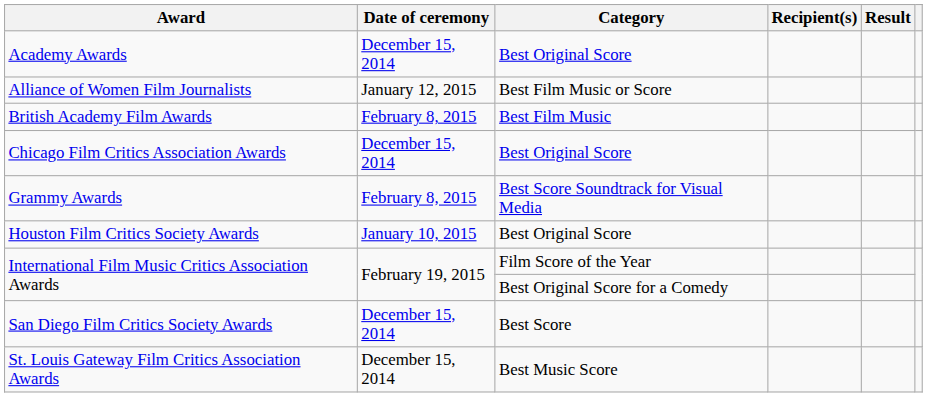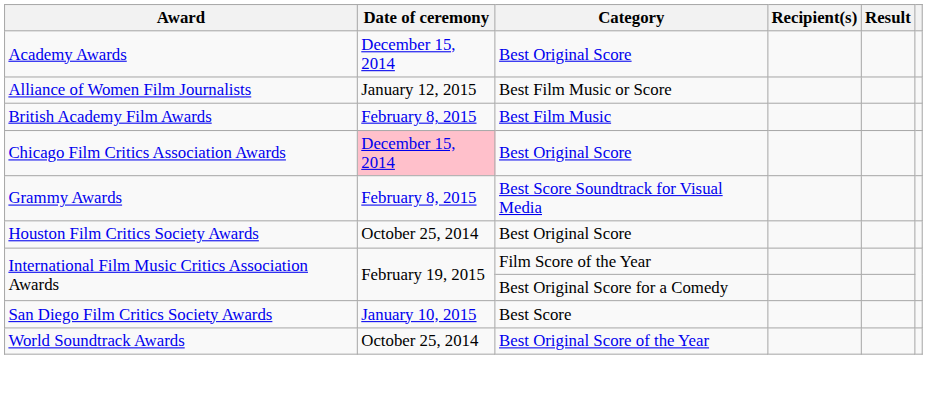(408, 152) no background -> (408, 152) pink background
(419, 234) January 10, 2015 -> (420, 234) October 25, 2014
(408, 323) December 15, 2014 -> (419, 314) January 10, 2015
- row: (154, 369)
+ row: (97, 340)
